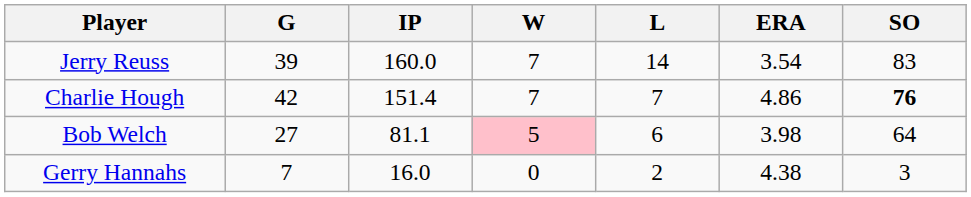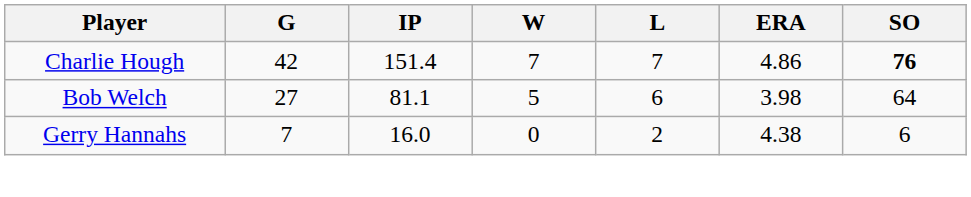- row: (115, 60)
(534, 135) pink background -> (534, 97) no background
(905, 172) 3 -> (905, 135) 6
